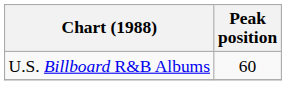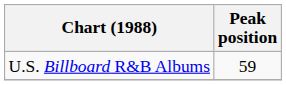(248, 65) 60 -> (248, 65) 59
